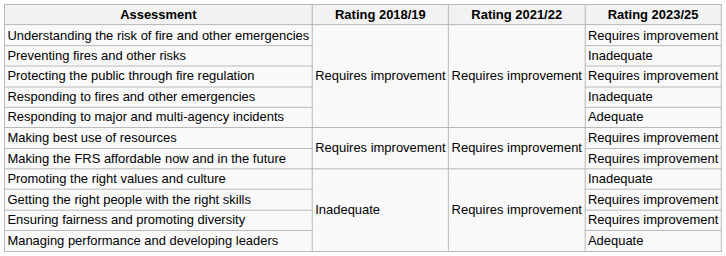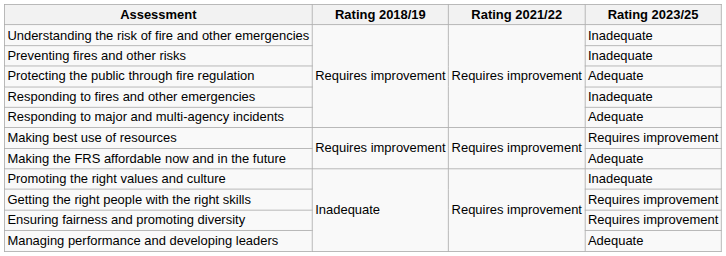(653, 35) Requires improvement -> (620, 35) Inadequate
(653, 76) Requires improvement -> (616, 76) Adequate
(653, 158) Requires improvement -> (616, 158) Adequate
